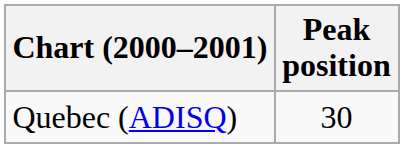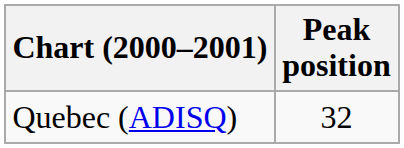(336, 116) 30 -> (336, 116) 32
